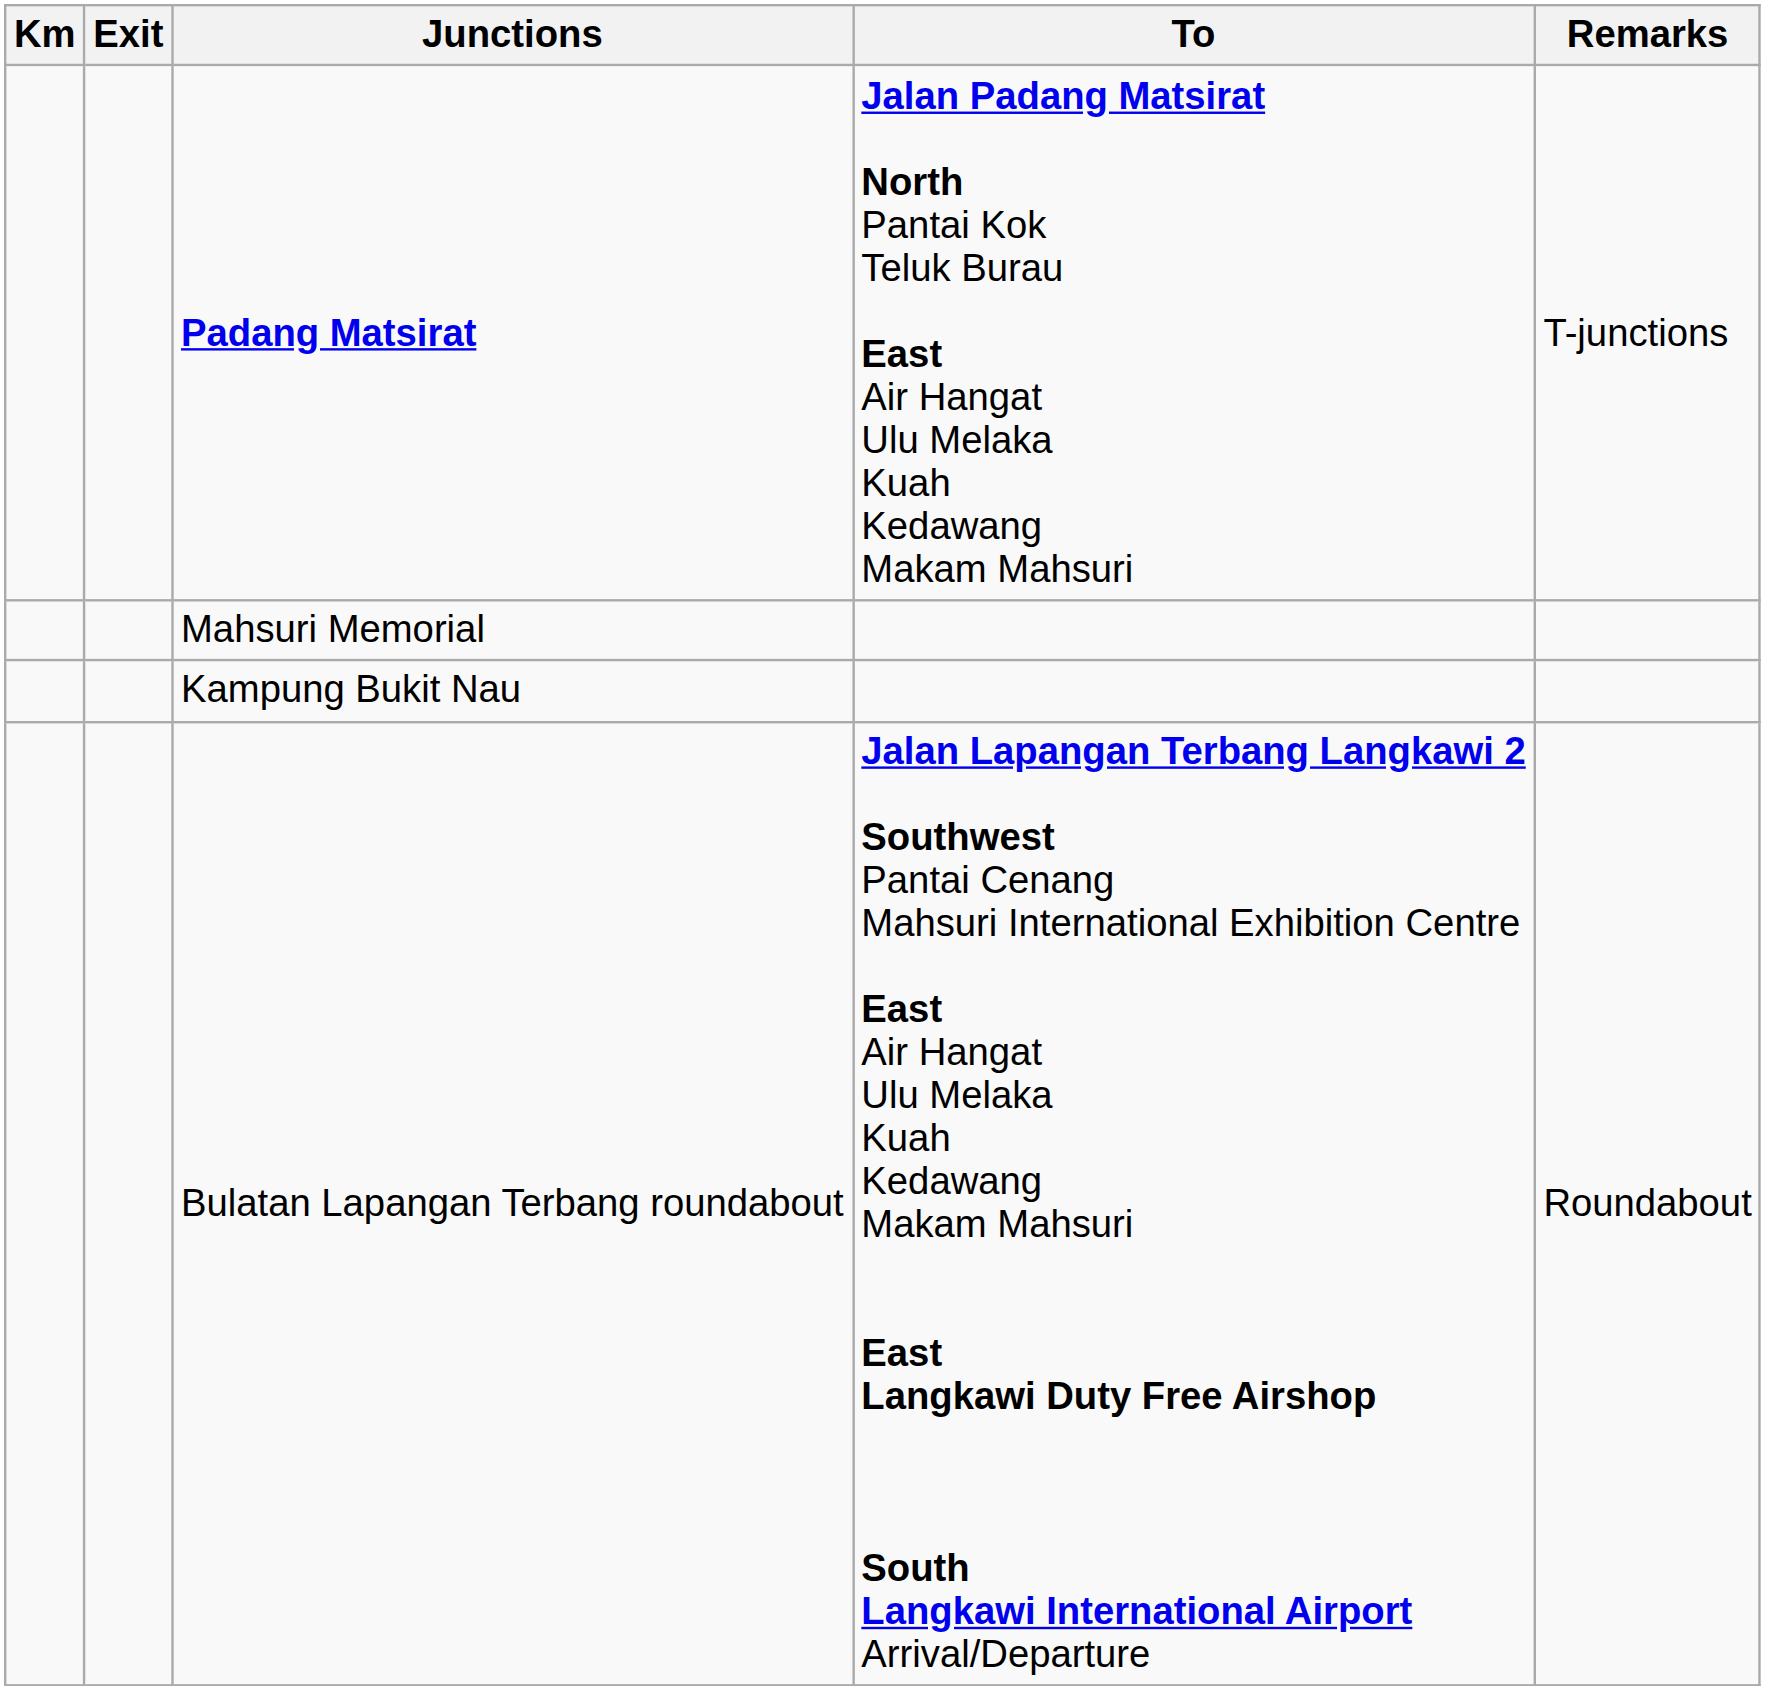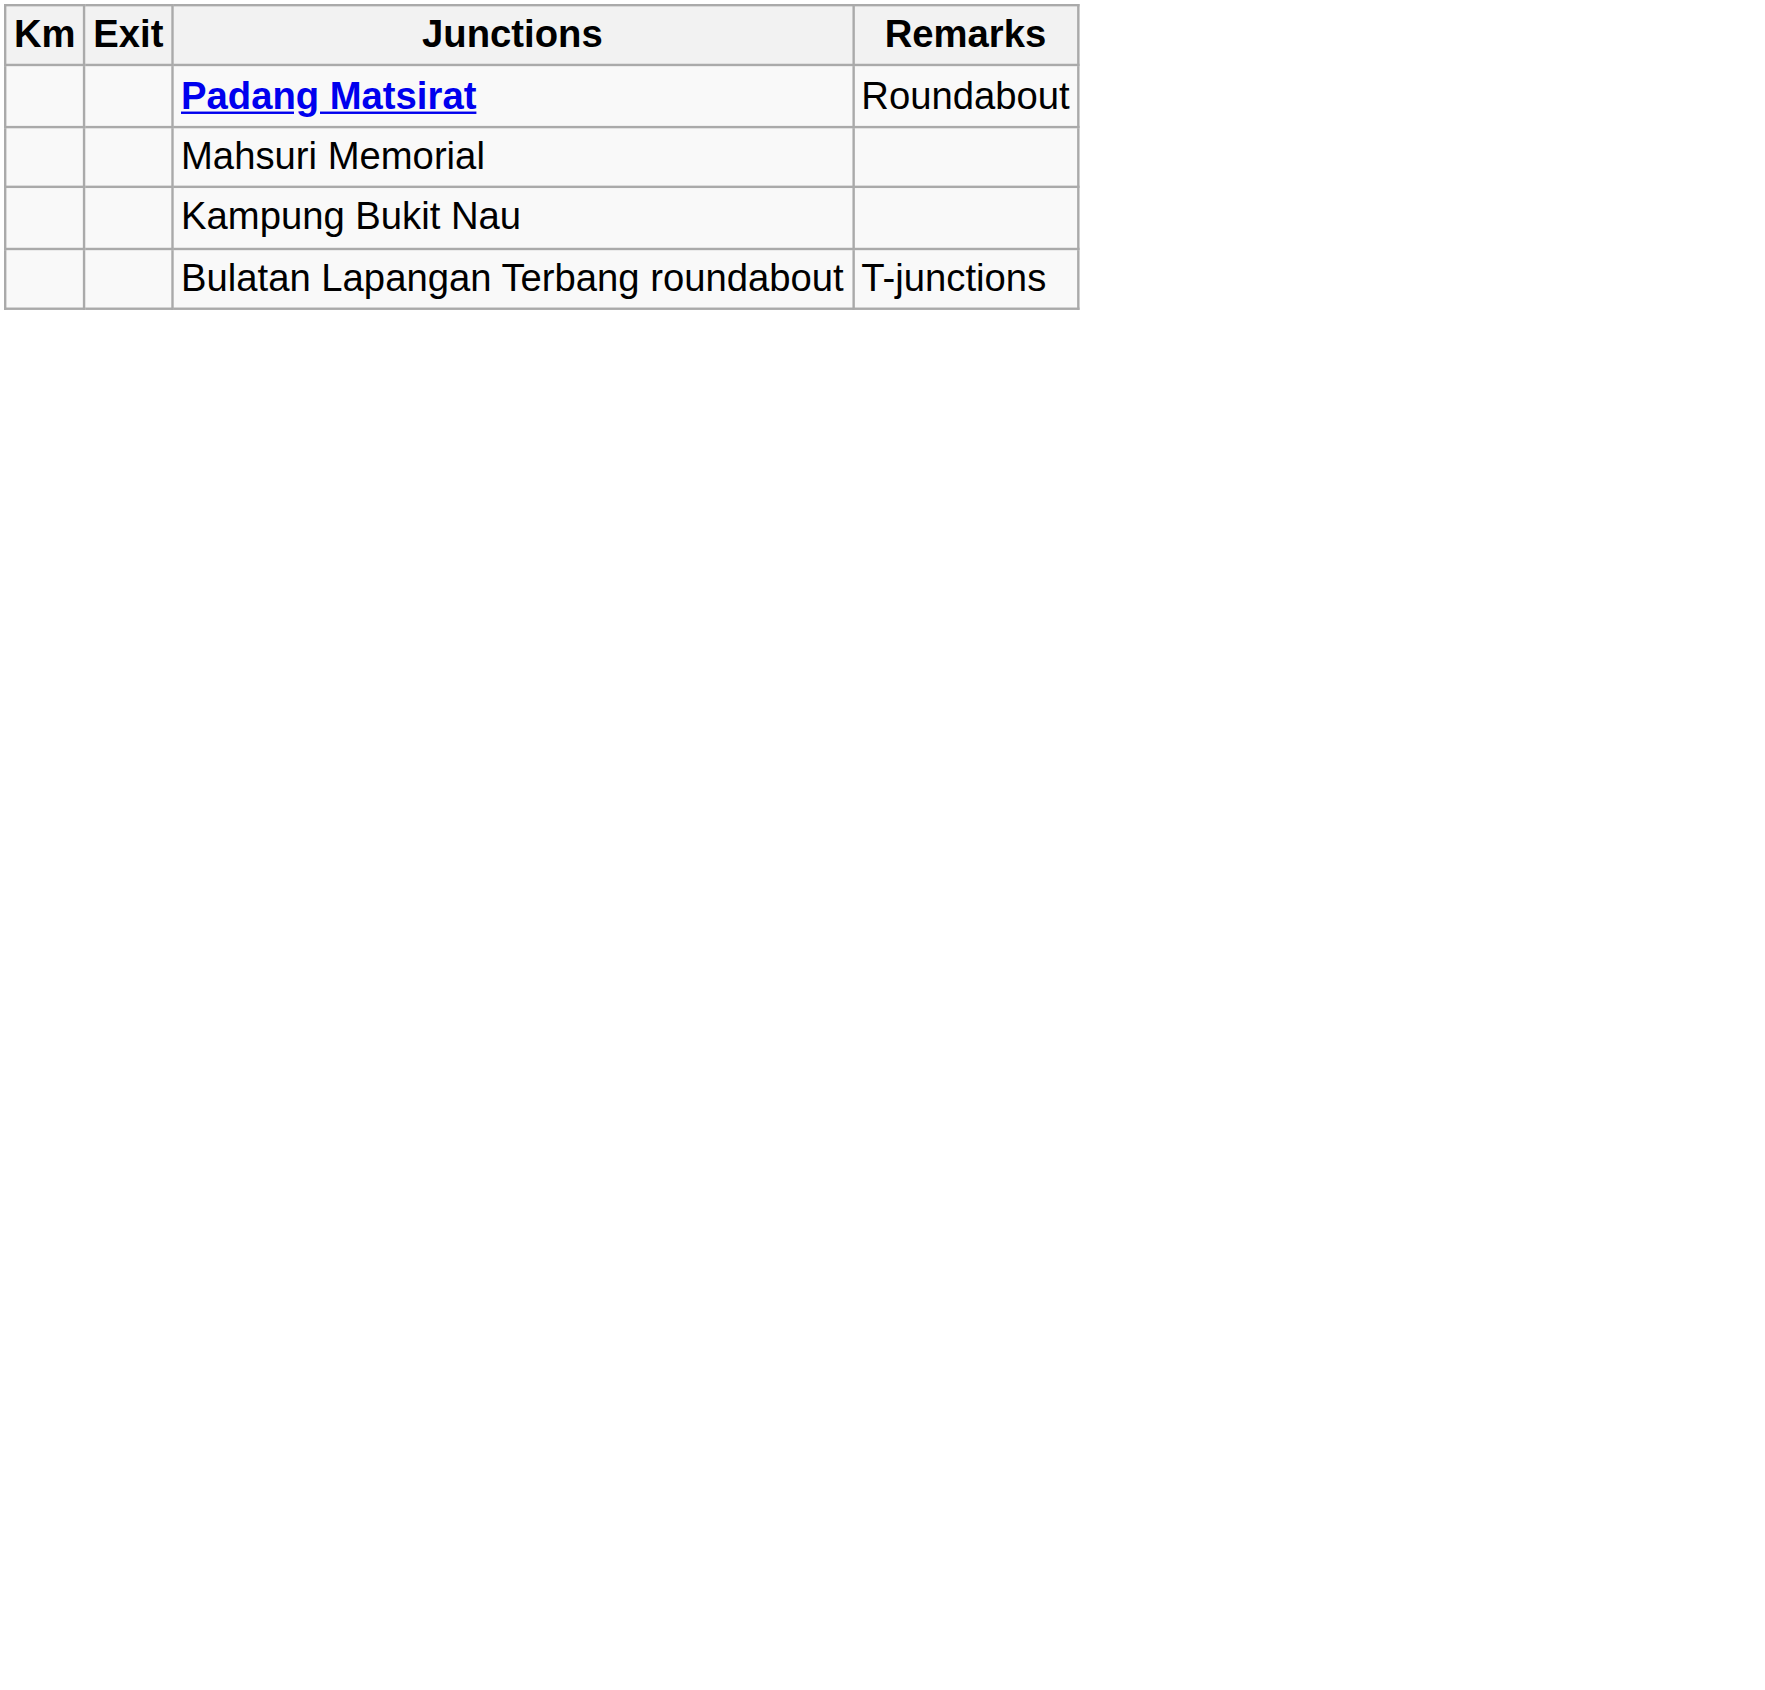- column: (1194, 34)
(1636, 332) T-junctions -> (966, 95) Roundabout
(1648, 1202) Roundabout -> (954, 277) T-junctions
